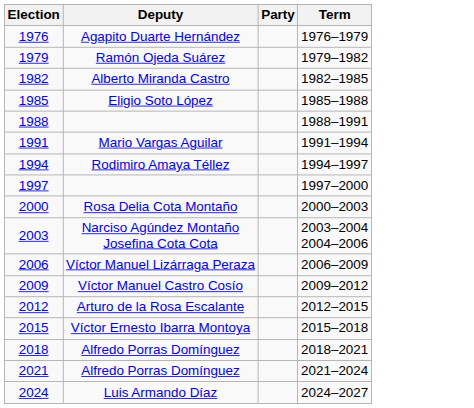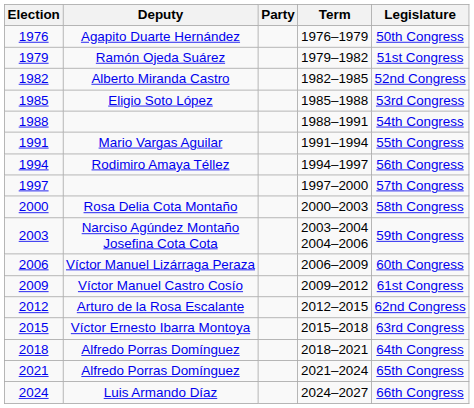+ column: (420, 15)
